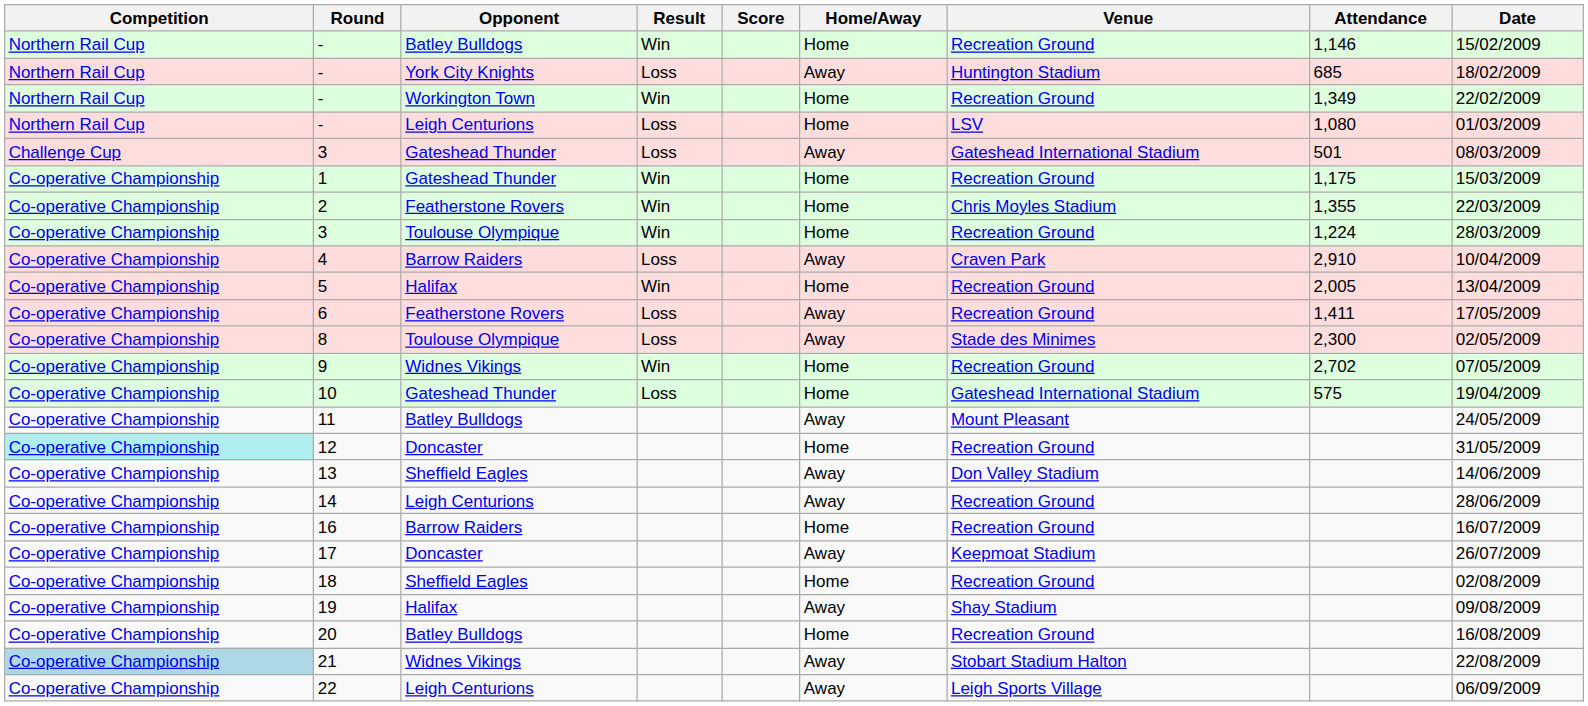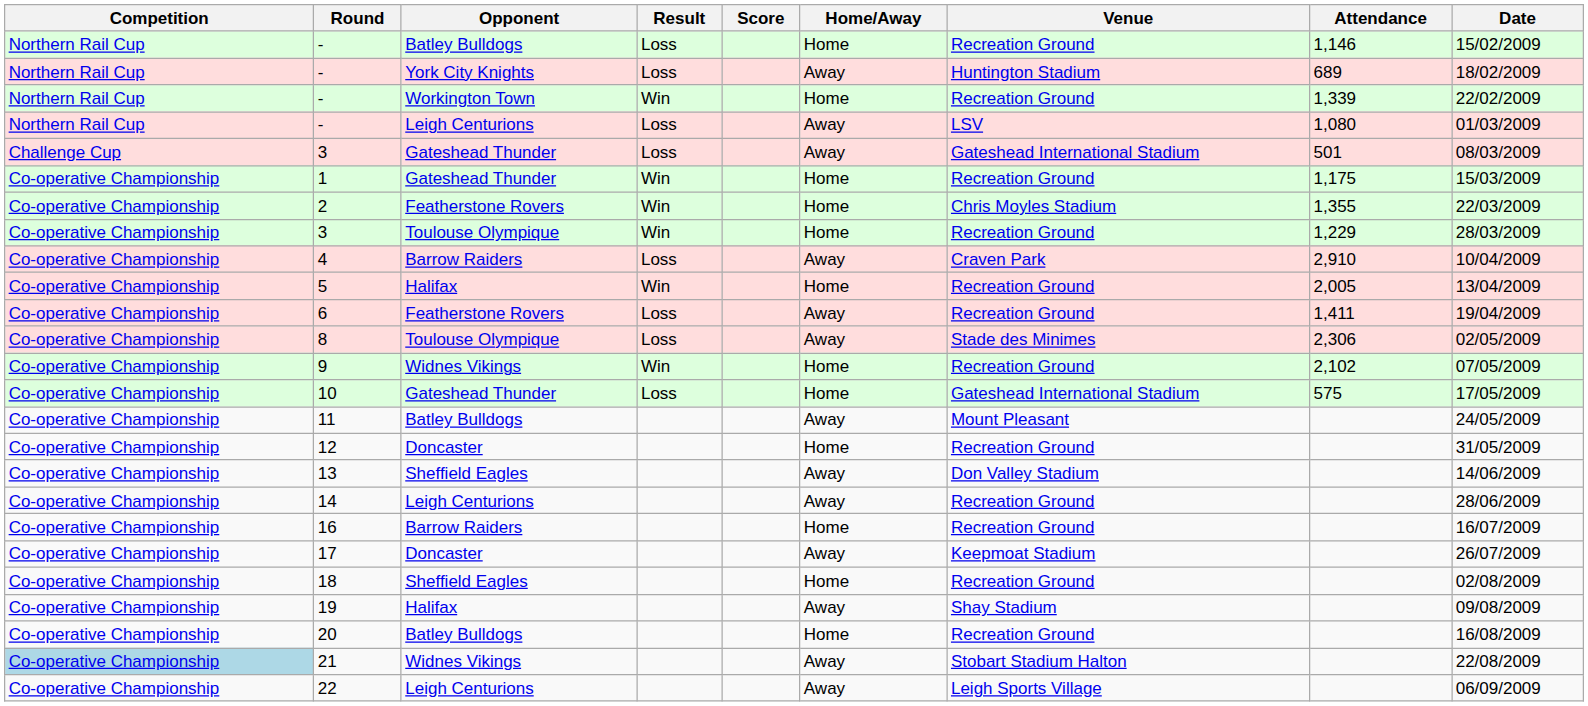(656, 44) Win -> (659, 44) Loss
(1328, 71) 685 -> (1328, 71) 689
(1335, 98) 1,349 -> (1335, 98) 1,339
(827, 125) Home -> (824, 125) Away
(1335, 232) 1,224 -> (1335, 232) 1,229
(1498, 312) 17/05/2009 -> (1498, 312) 19/04/2009
(1335, 339) 2,300 -> (1335, 339) 2,306
(1335, 366) 2,702 -> (1335, 366) 2,102
(1498, 393) 19/04/2009 -> (1498, 393) 17/05/2009
(114, 446) paleturquoise background -> (114, 446) no background
